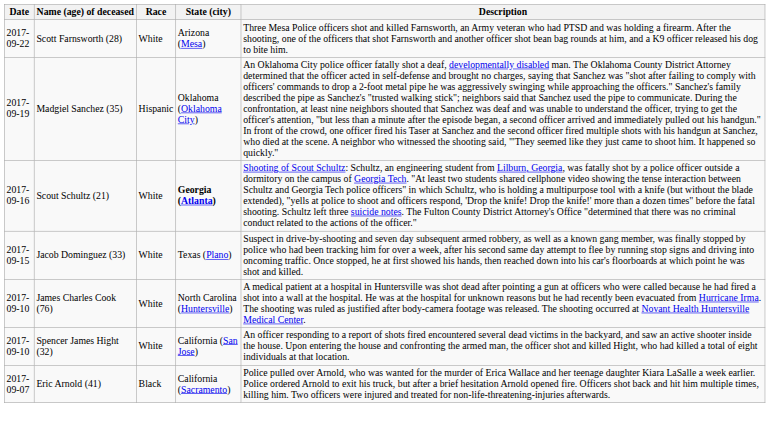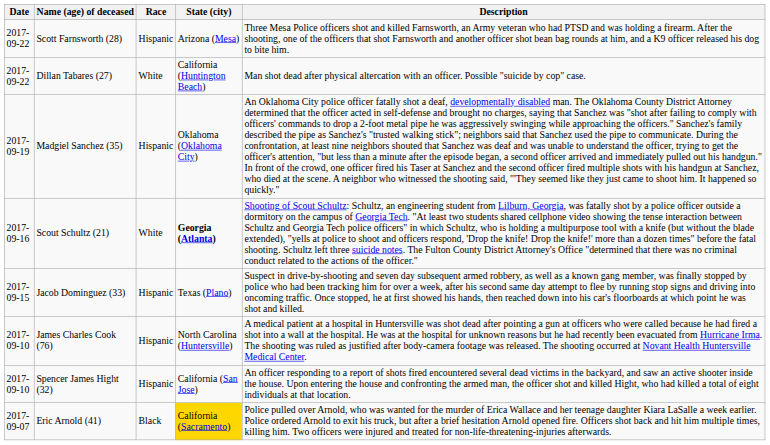(151, 38) White -> (156, 38) Hispanic
+ row: (74, 76)
(151, 255) White -> (156, 292) Hispanic
(151, 303) White -> (156, 341) Hispanic
(151, 346) White -> (156, 384) Hispanic
(204, 384) no background -> (204, 421) gold background
